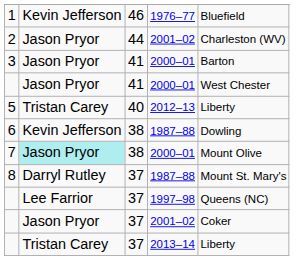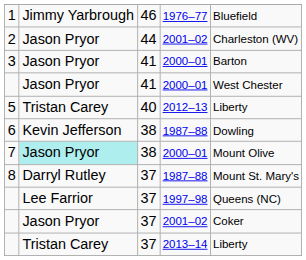(72, 15) Kevin Jefferson -> (78, 15) Jimmy Yarbrough
